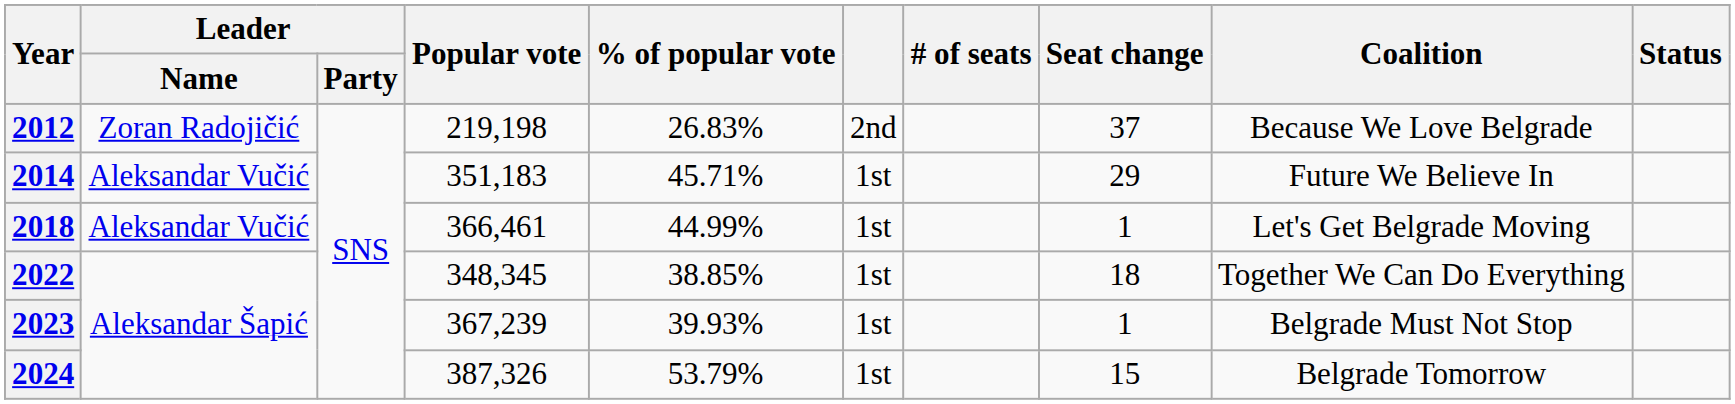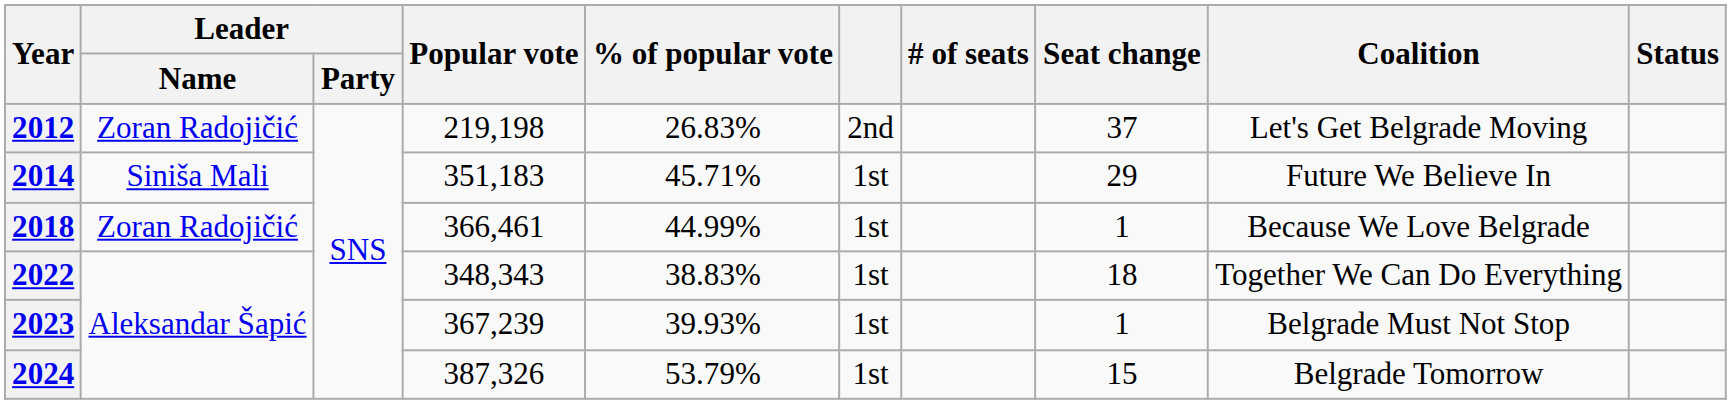(1421, 127) Because We Love Belgrade -> (1419, 127) Let's Get Belgrade Moving
(199, 176) Aleksandar Vučić -> (198, 176) Siniša Mali
(199, 226) Aleksandar Vučić -> (198, 226) Zoran Radojičić
(1421, 226) Let's Get Belgrade Moving -> (1419, 226) Because We Love Belgrade
(497, 275) 348,345 -> (494, 275) 348,343
(716, 275) 38.85% -> (713, 275) 38.83%
